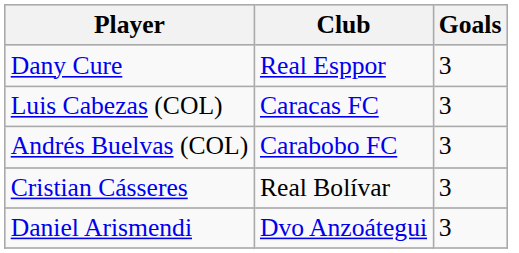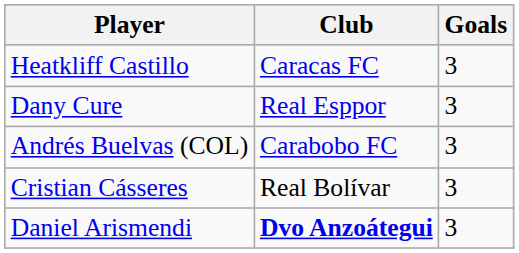+ row: (100, 65)
- row: (117, 106)
(344, 227) normal -> (346, 227) bold
